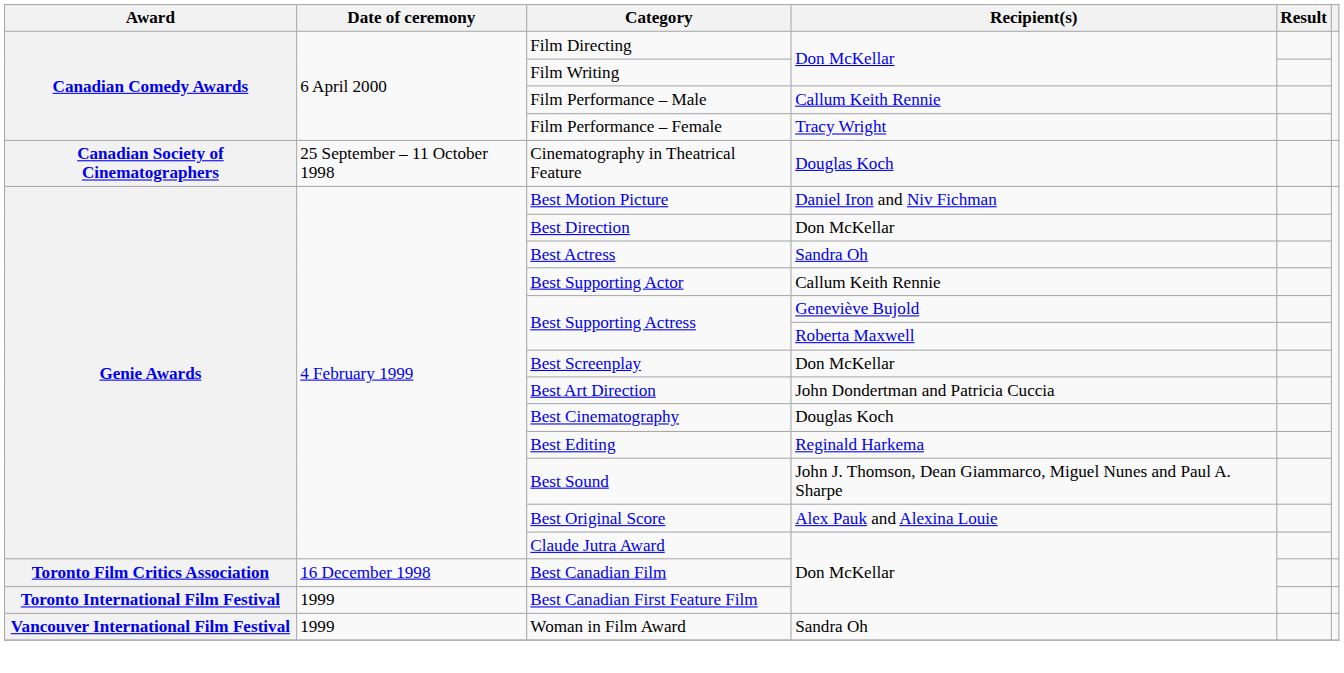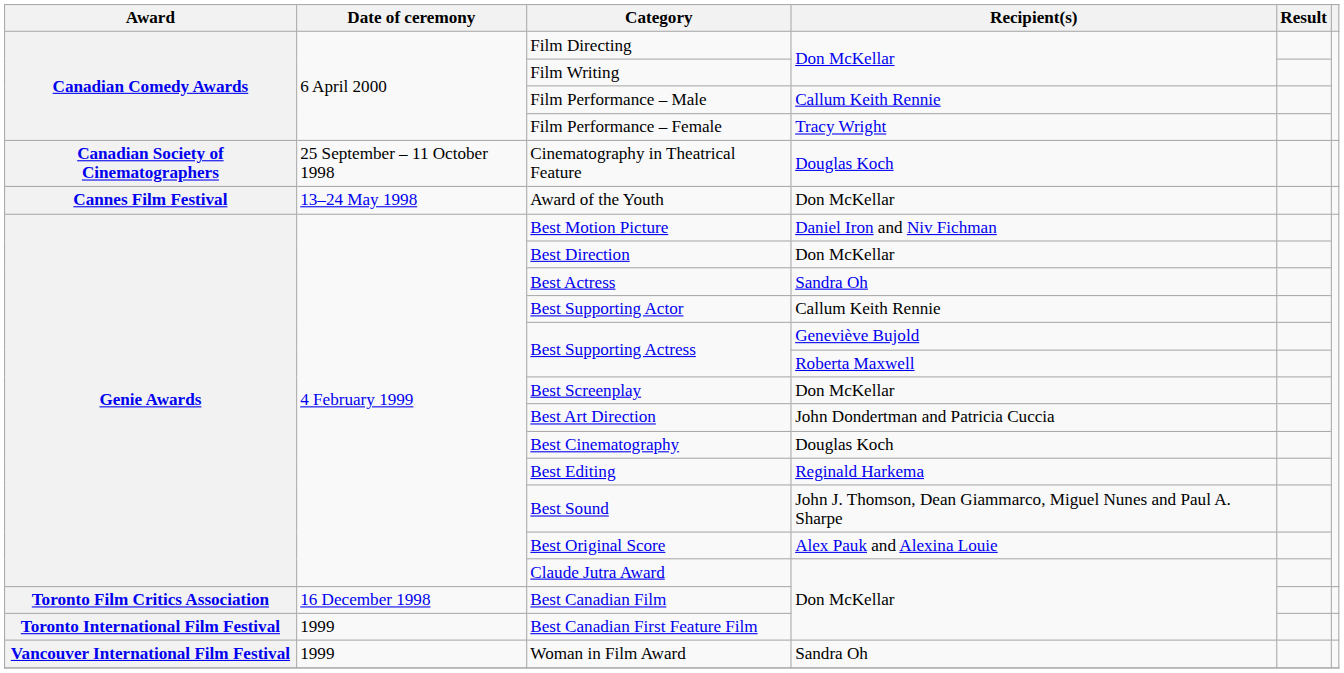+ row: (597, 200)
